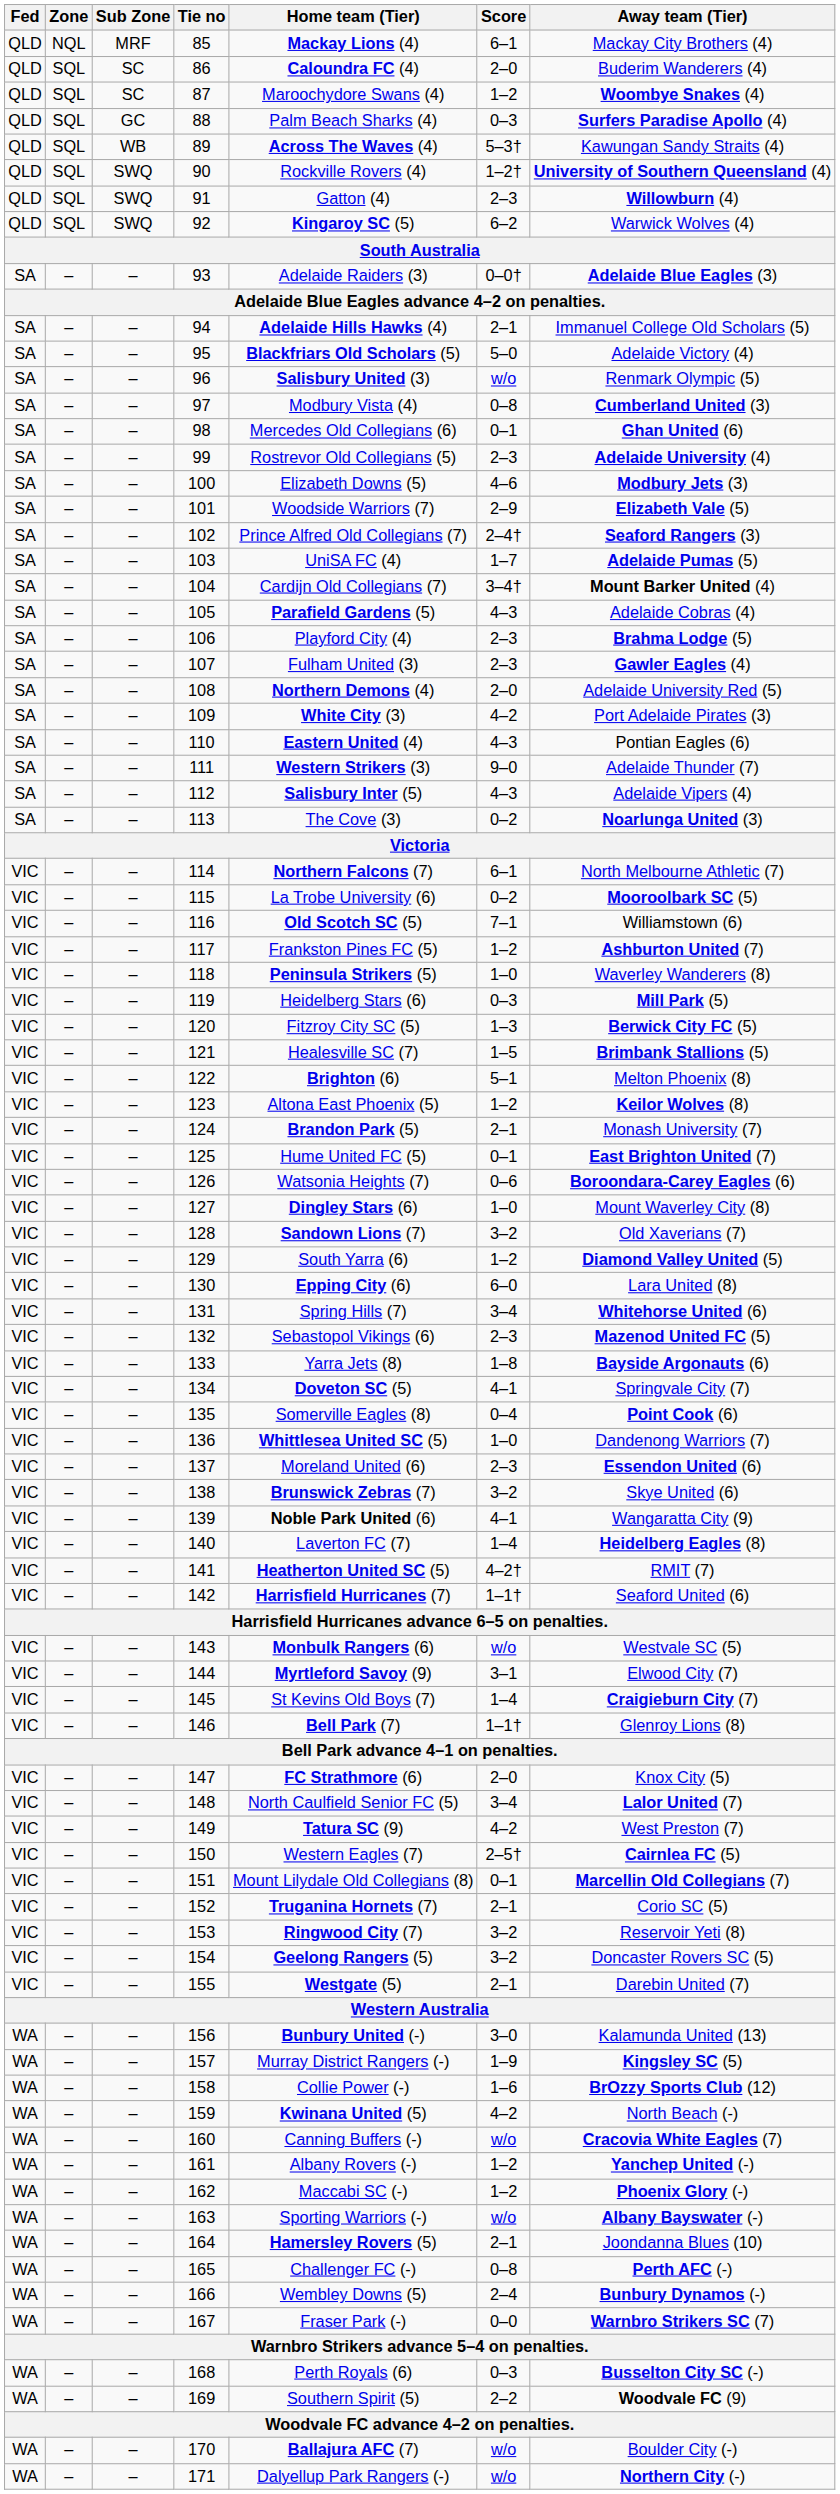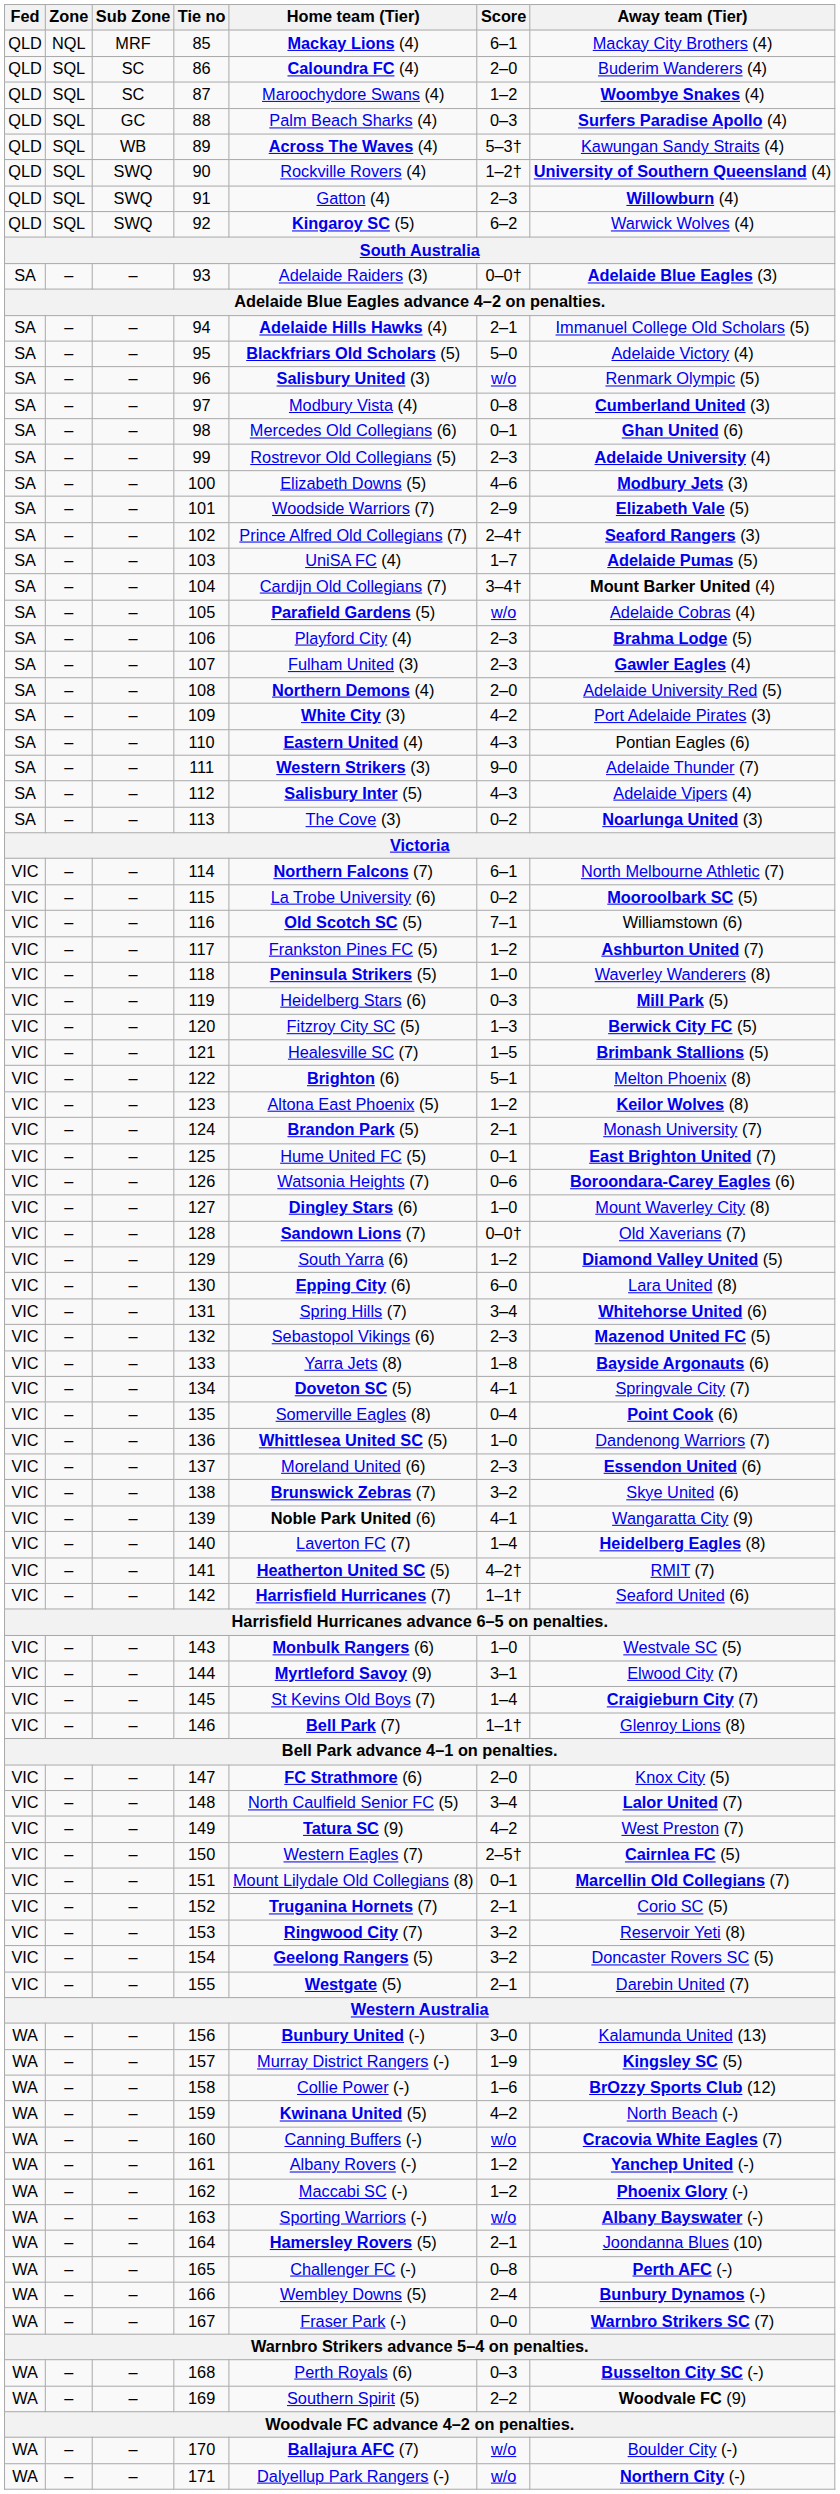(504, 612) 4–3 -> (504, 612) w/o
(504, 1233) 3–2 -> (504, 1233) 0–0†
(504, 1648) w/o -> (504, 1648) 1–0
